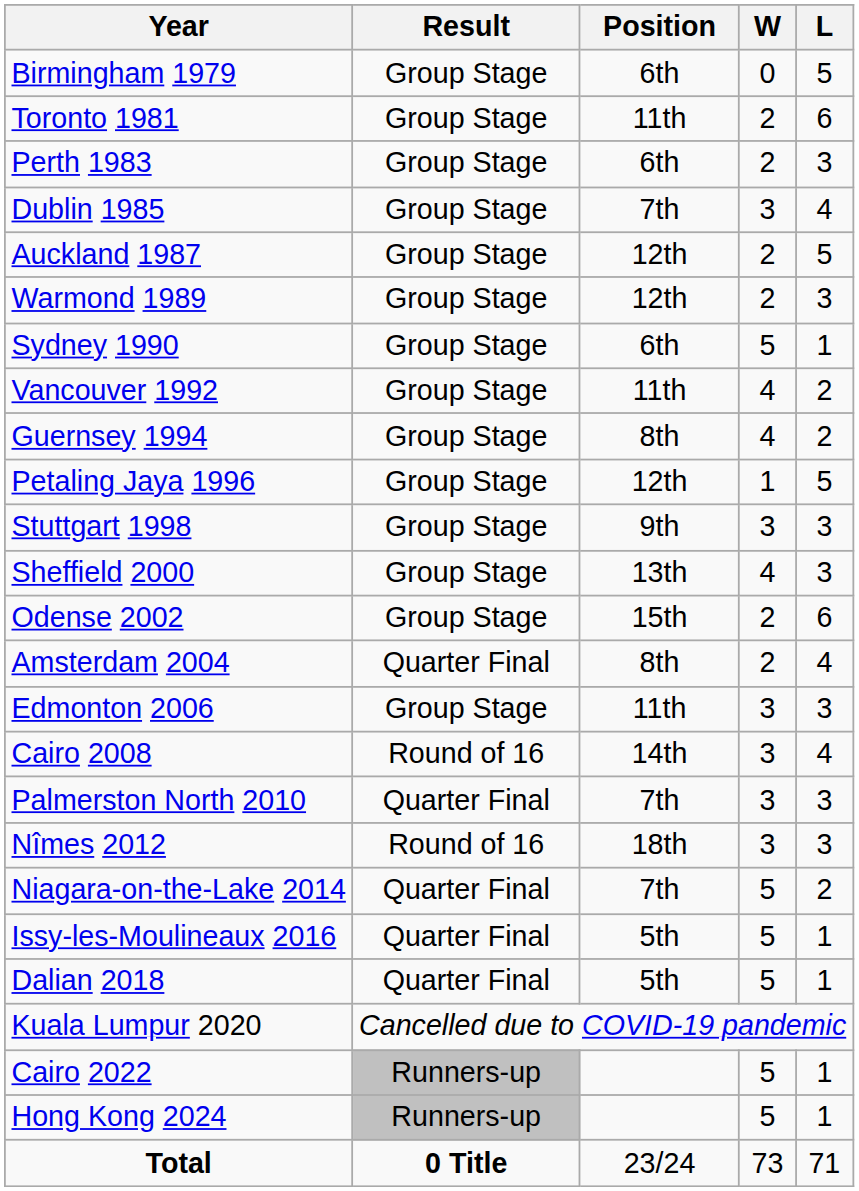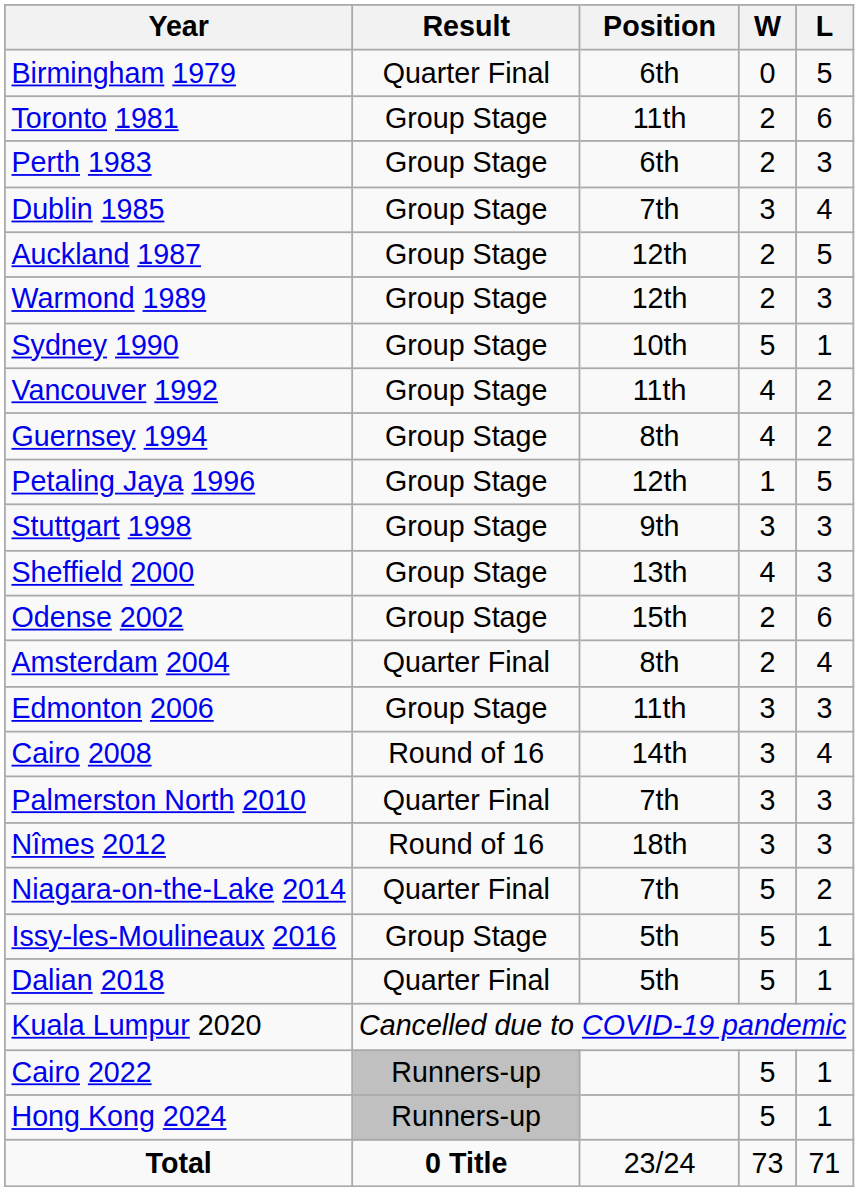(466, 72) Group Stage -> (466, 72) Quarter Final
(660, 345) 6th -> (660, 345) 10th
(466, 935) Quarter Final -> (466, 935) Group Stage
